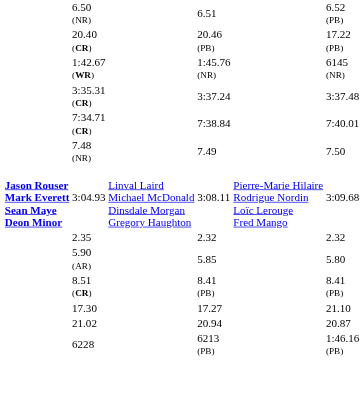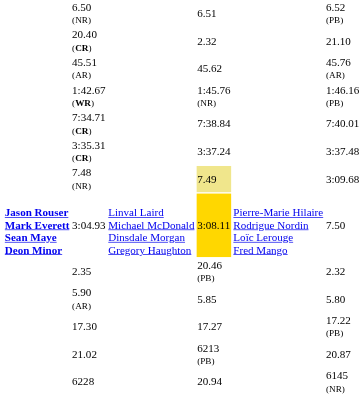(210, 41) 20.46 (PB) -> (207, 41) 2.32
(338, 41) 17.22 (PB) -> (338, 41) 21.10
+ row: (84, 68)
(337, 68) 6145 (NR) -> (343, 96) 1:46.16 (PB)
rows swapped: (89, 96) <-> (89, 124)
(207, 151) no background -> (207, 179) khaki background
(336, 151) 7.50 -> (343, 179) 3:09.68
(214, 197) no background -> (214, 225) gold background
(343, 197) 3:09.68 -> (336, 225) 7.50
(207, 237) 2.32 -> (210, 271) 20.46 (PB)
- row: (82, 286)
(338, 308) 21.10 -> (338, 326) 17.22 (PB)
(210, 323) 20.94 -> (208, 354) 6213 (PB)
(208, 344) 6213 (PB) -> (210, 382) 20.94
(343, 344) 1:46.16 (PB) -> (337, 382) 6145 (NR)
